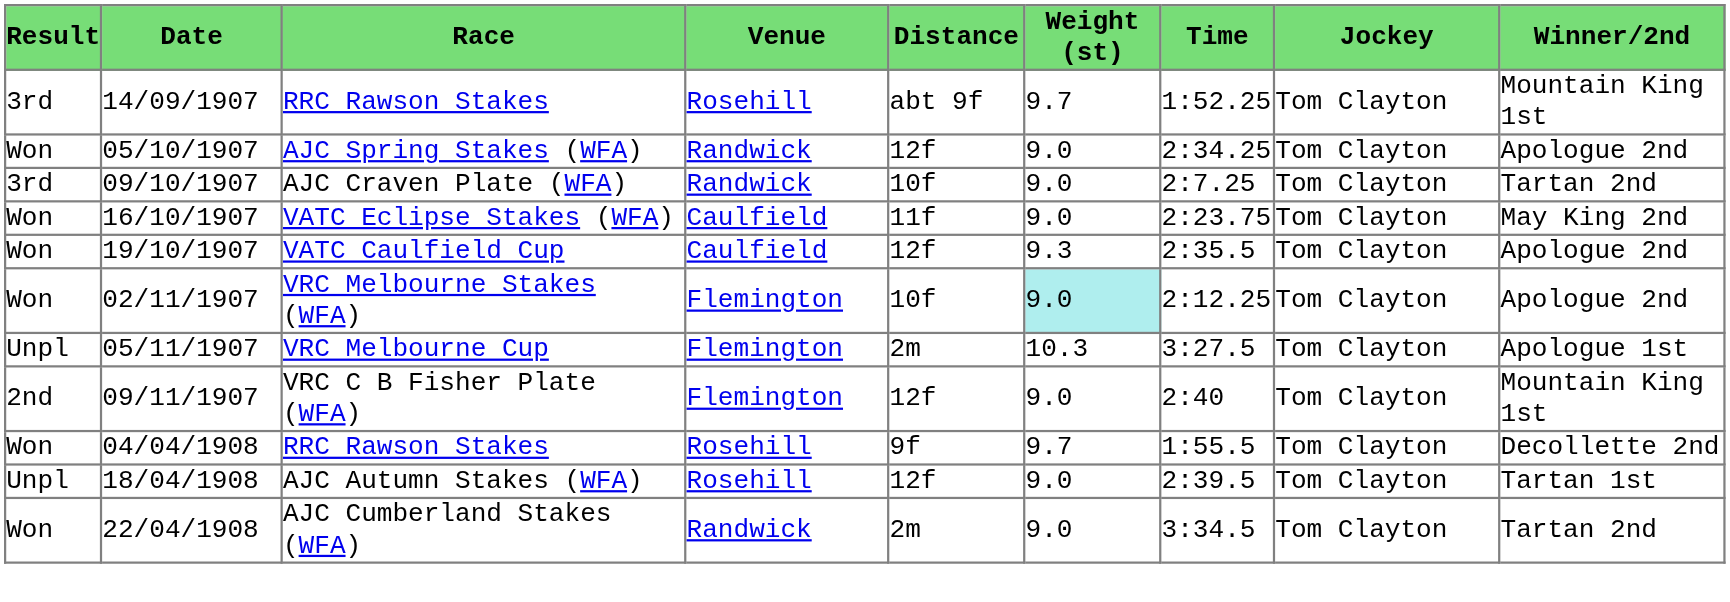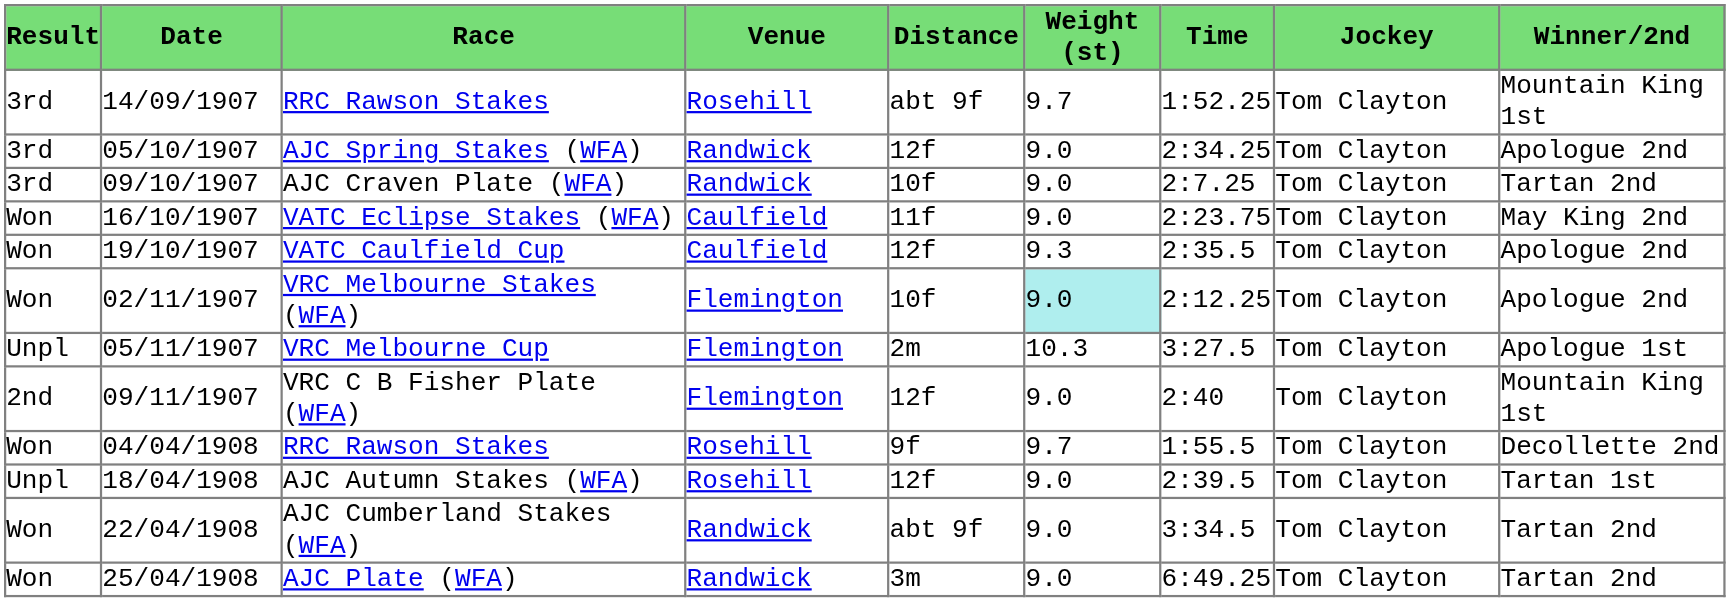(30, 151) Won -> (30, 151) 3rd
(905, 530) 2m -> (936, 530) abt 9f
+ row: (181, 579)
